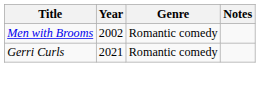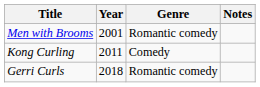(111, 33) 2002 -> (111, 33) 2001
+ row: (41, 52)
(111, 52) 2021 -> (111, 71) 2018
